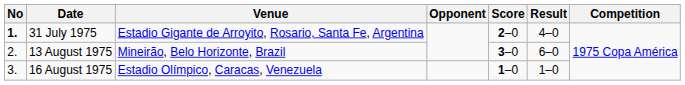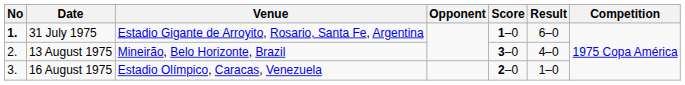(508, 32) 2–0 -> (508, 32) 1–0
(549, 32) 4–0 -> (549, 32) 6–0
(549, 51) 6–0 -> (549, 51) 4–0
(508, 70) 1–0 -> (508, 70) 2–0
